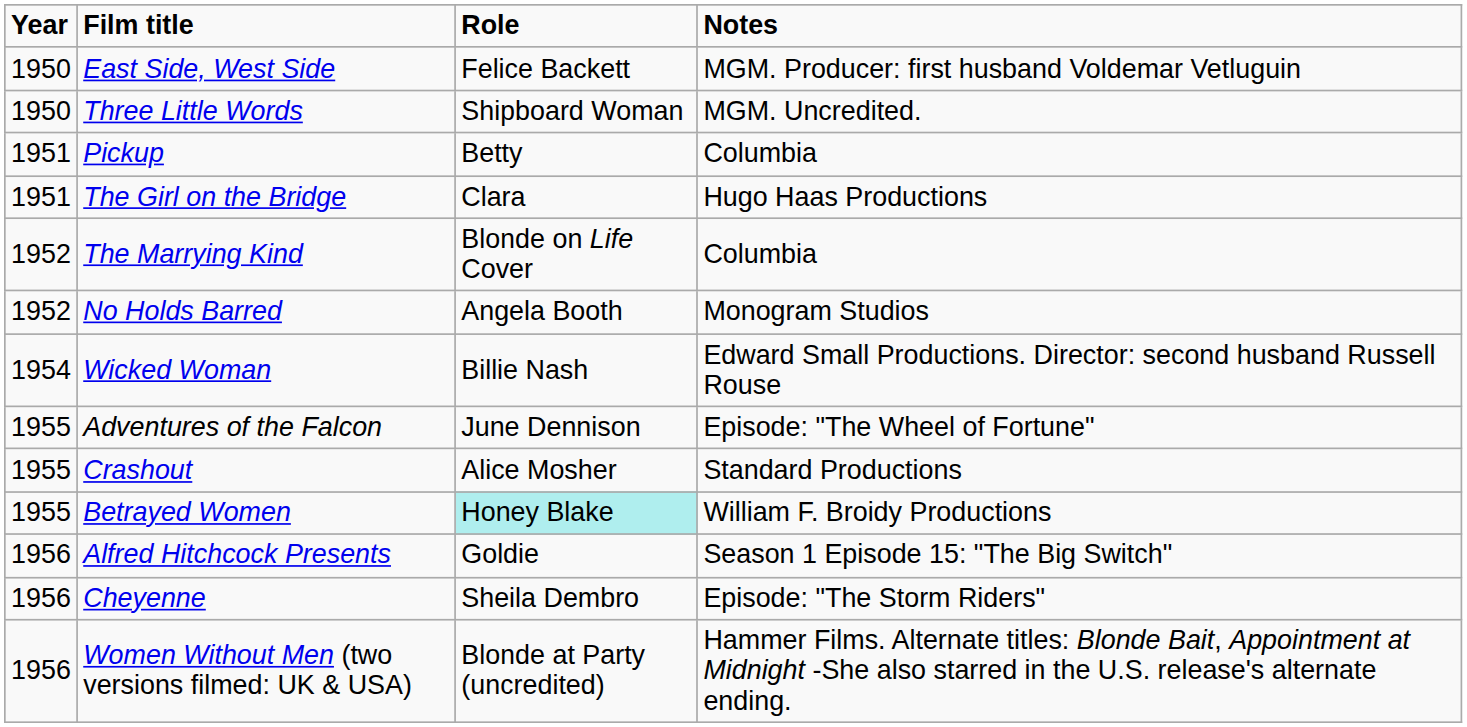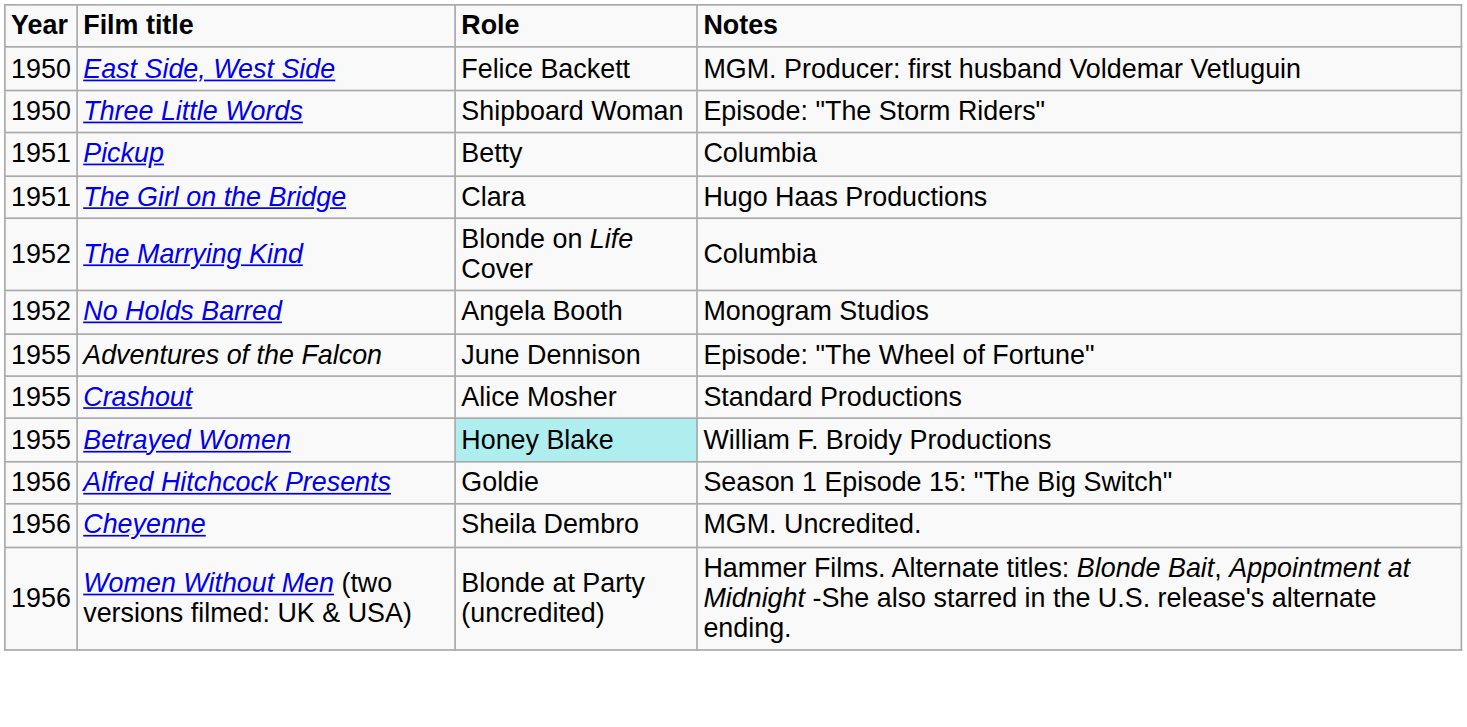(812, 111) MGM. Uncredited. -> (874, 111) Episode: "The Storm Riders"
- row: (177, 369)
(874, 597) Episode: "The Storm Riders" -> (812, 524) MGM. Uncredited.
